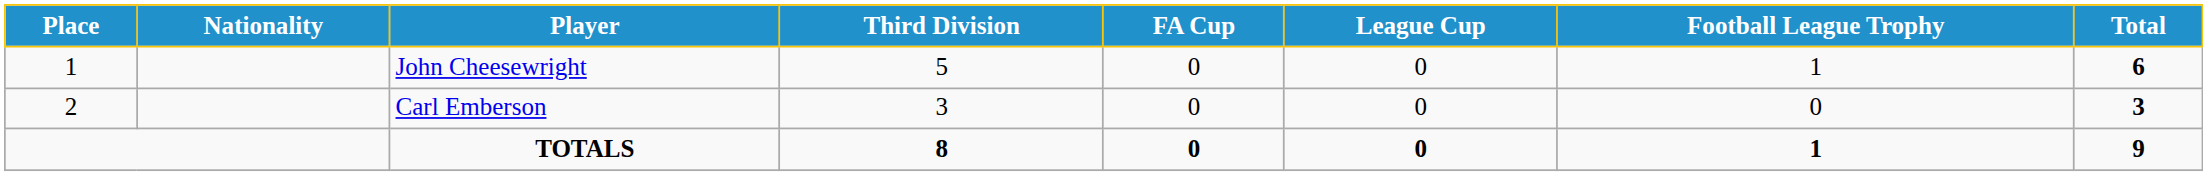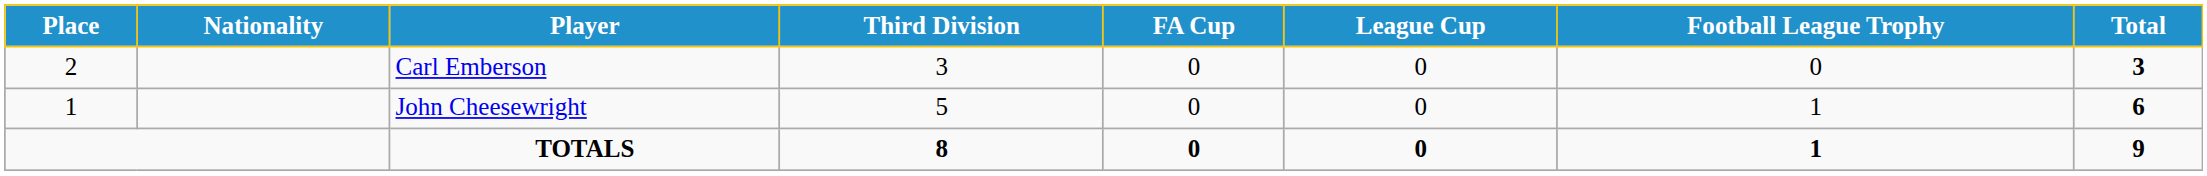rows swapped: (491, 66) <-> (471, 108)
